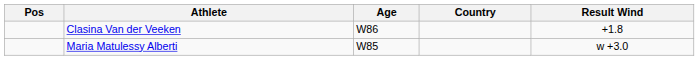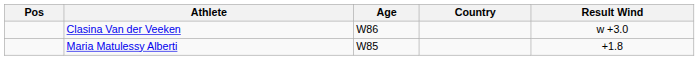(612, 30) +1.8 -> (612, 30) w +3.0
(612, 47) w +3.0 -> (612, 47) +1.8
